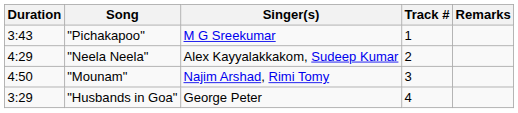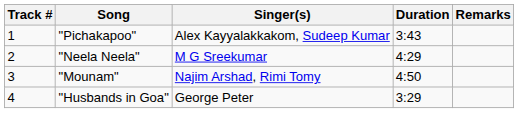columns swapped: (427, 15) <-> (34, 15)
(230, 36) M G Sreekumar -> (282, 36) Alex Kayyalakkakom, Sudeep Kumar
(291, 56) Alex Kayyalakkakom, Sudeep Kumar -> (221, 56) M G Sreekumar
